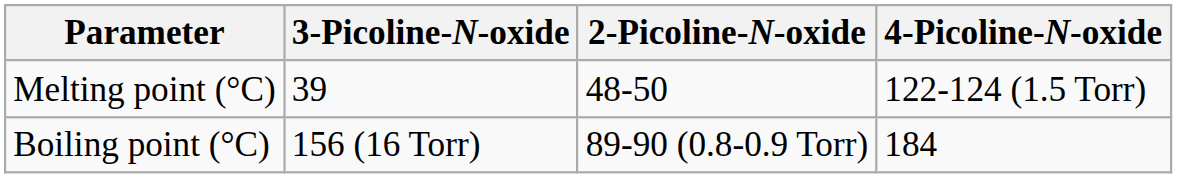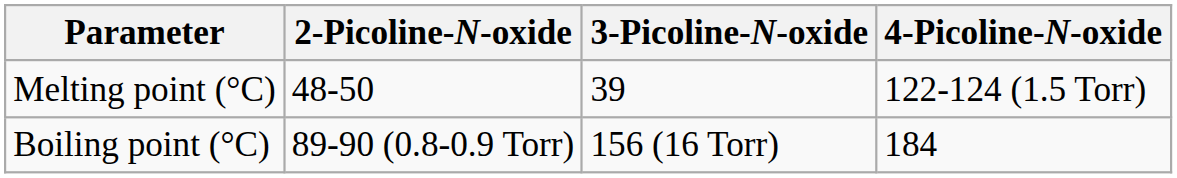columns swapped: (727, 32) <-> (431, 32)
